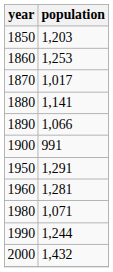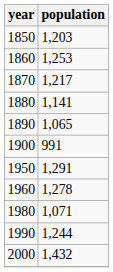(57, 80) 1,017 -> (57, 80) 1,217
(57, 124) 1,066 -> (57, 124) 1,065
(57, 189) 1,281 -> (57, 189) 1,278
